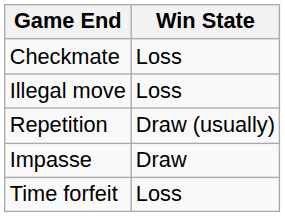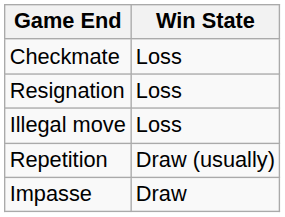+ row: (67, 90)
- row: (64, 194)
